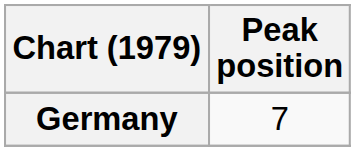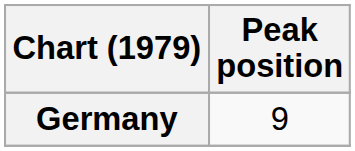(280, 118) 7 -> (280, 118) 9
